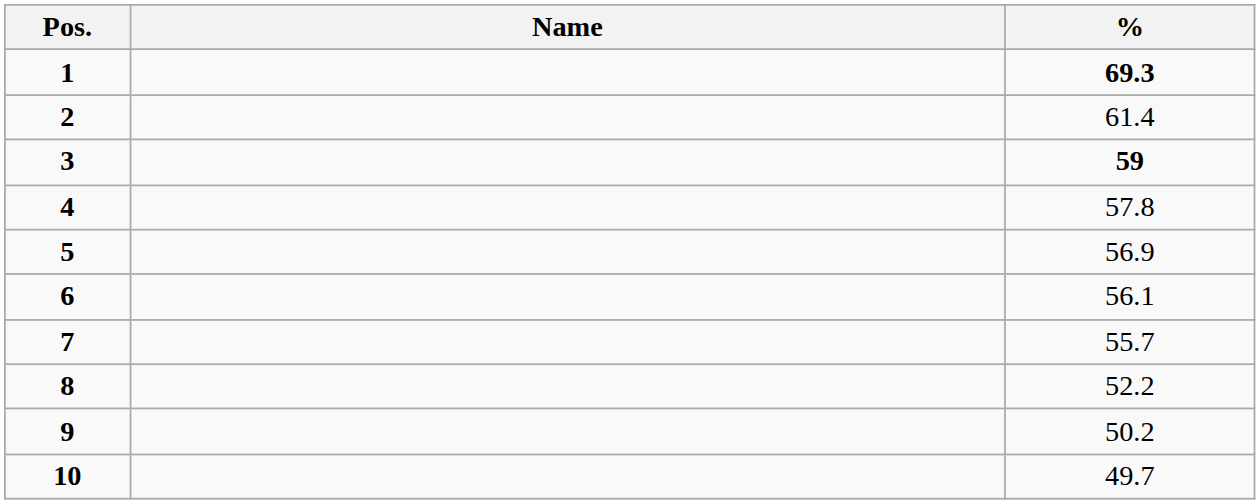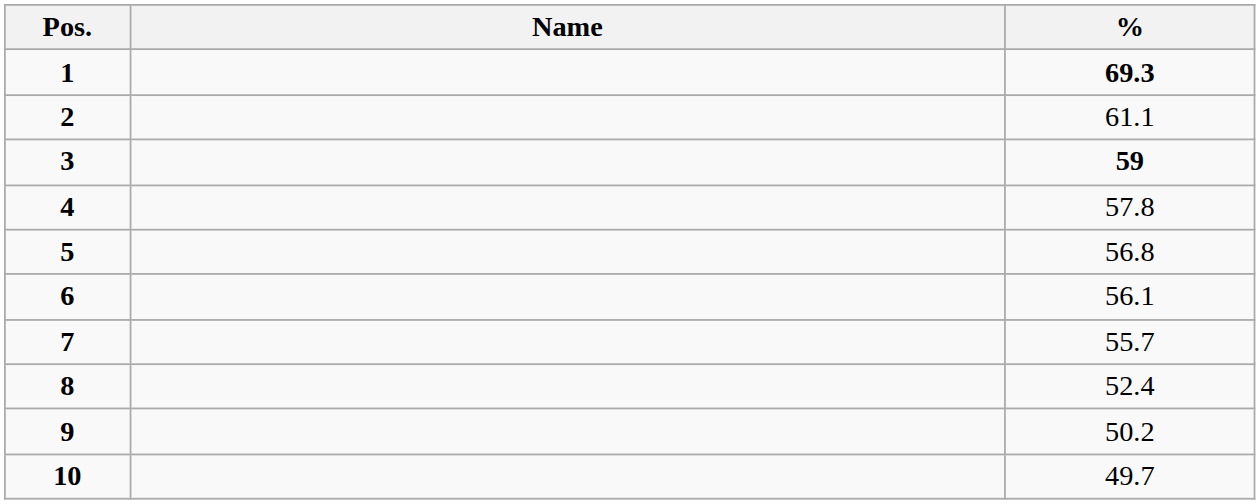(1130, 116) 61.4 -> (1130, 116) 61.1
(1130, 251) 56.9 -> (1130, 251) 56.8
(1130, 386) 52.2 -> (1130, 386) 52.4
